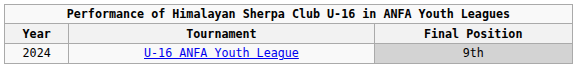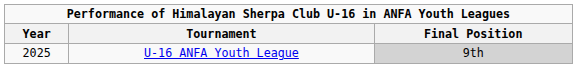(37, 53) 2024 -> (37, 53) 2025
